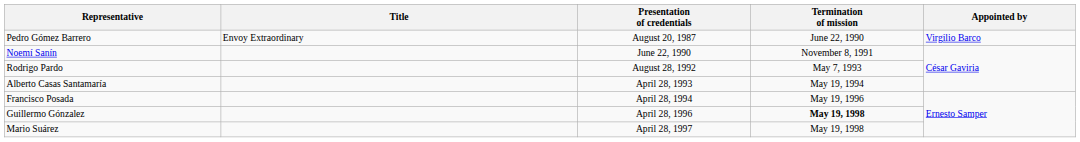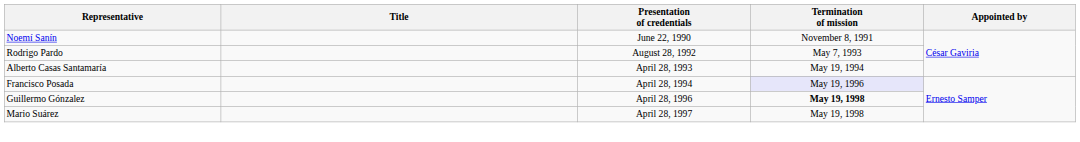- row: (49, 38)
(837, 99) no background -> (837, 83) lavender background
